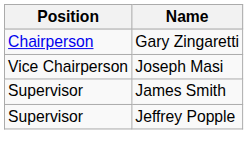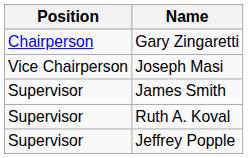+ row: (183, 116)
